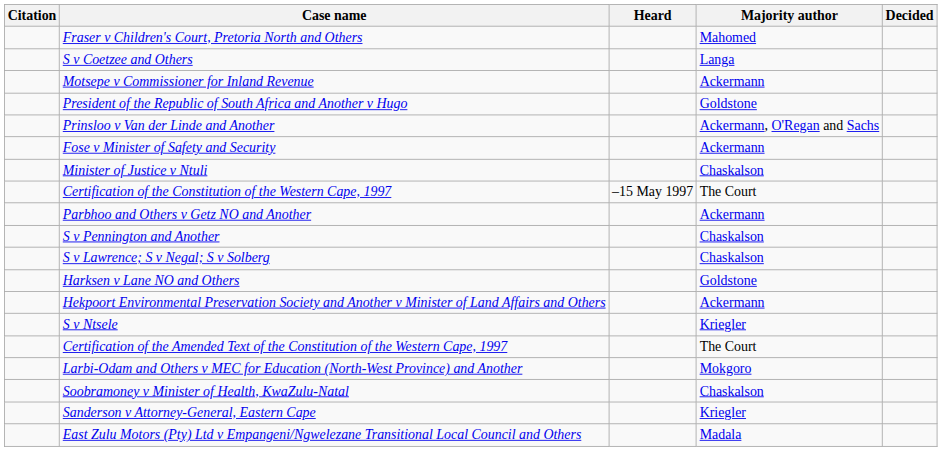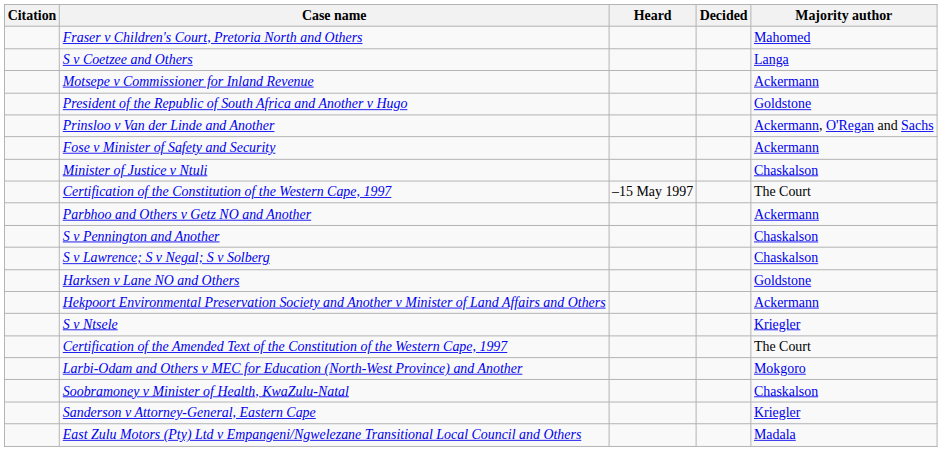columns swapped: (910, 15) <-> (789, 15)
